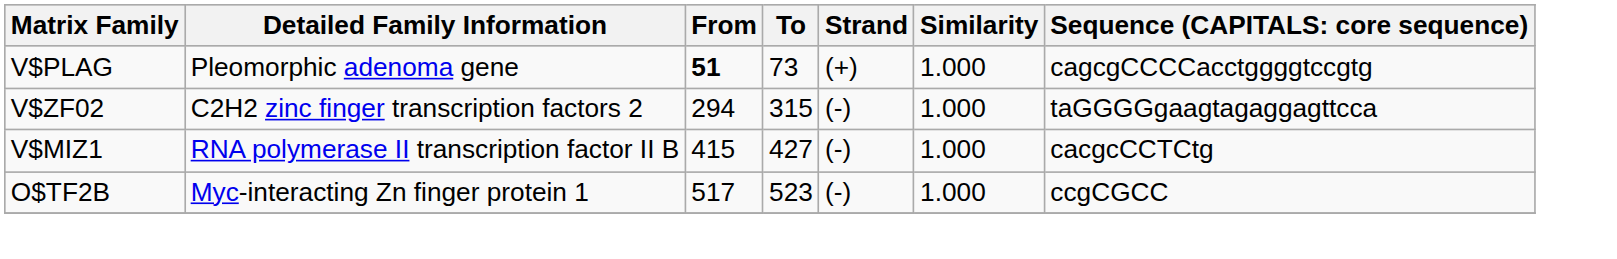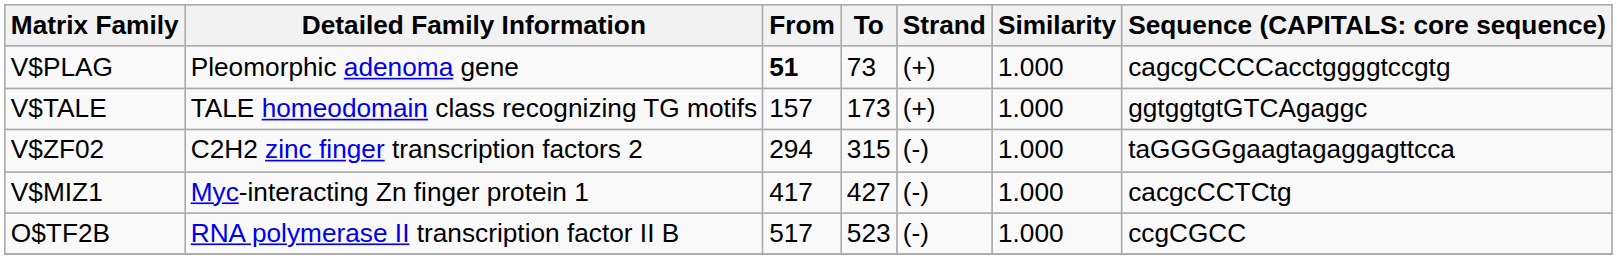+ row: (59, 108)
(435, 150) RNA polymerase II transcription factor II B -> (390, 191) Myc-interacting Zn finger protein 1
(713, 150) 415 -> (791, 191) 417
(390, 191) Myc-interacting Zn finger protein 1 -> (435, 233) RNA polymerase II transcription factor II B
